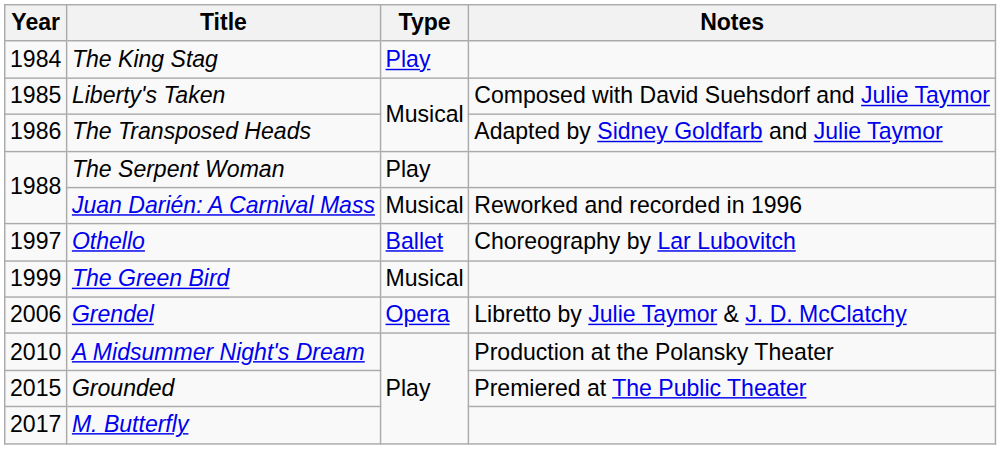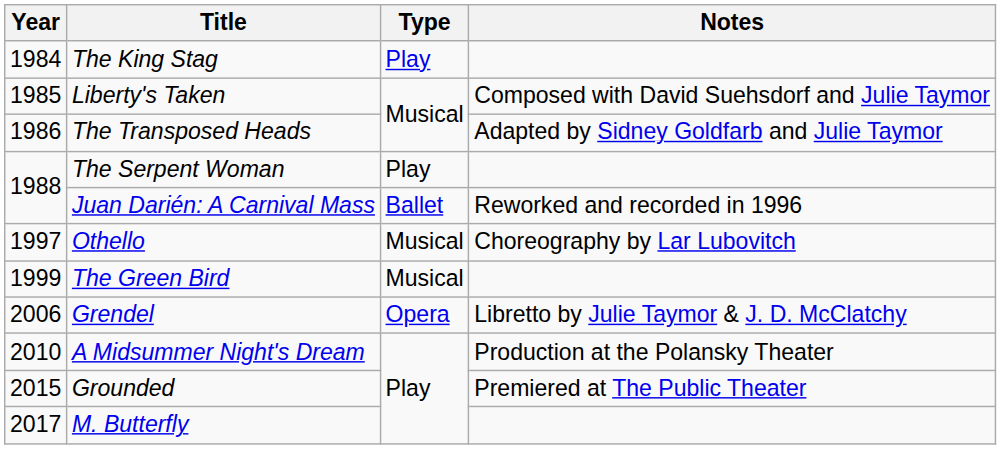(425, 205) Musical -> (414, 205) Ballet
(414, 242) Ballet -> (425, 242) Musical
